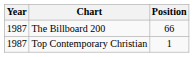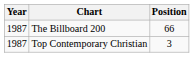(169, 44) 1 -> (169, 44) 3
